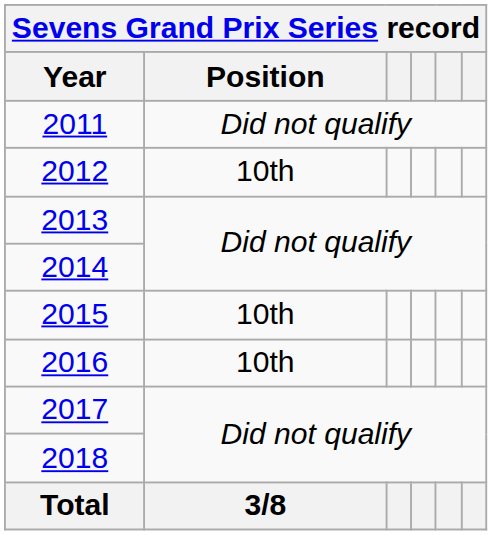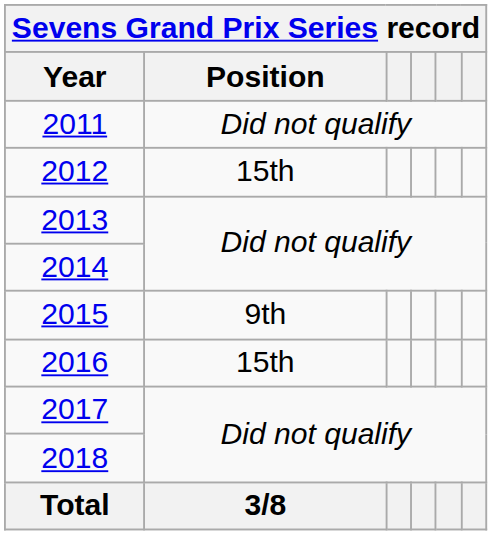(265, 171) 10th -> (265, 171) 15th
(265, 314) 10th -> (265, 314) 9th
(265, 362) 10th -> (265, 362) 15th
